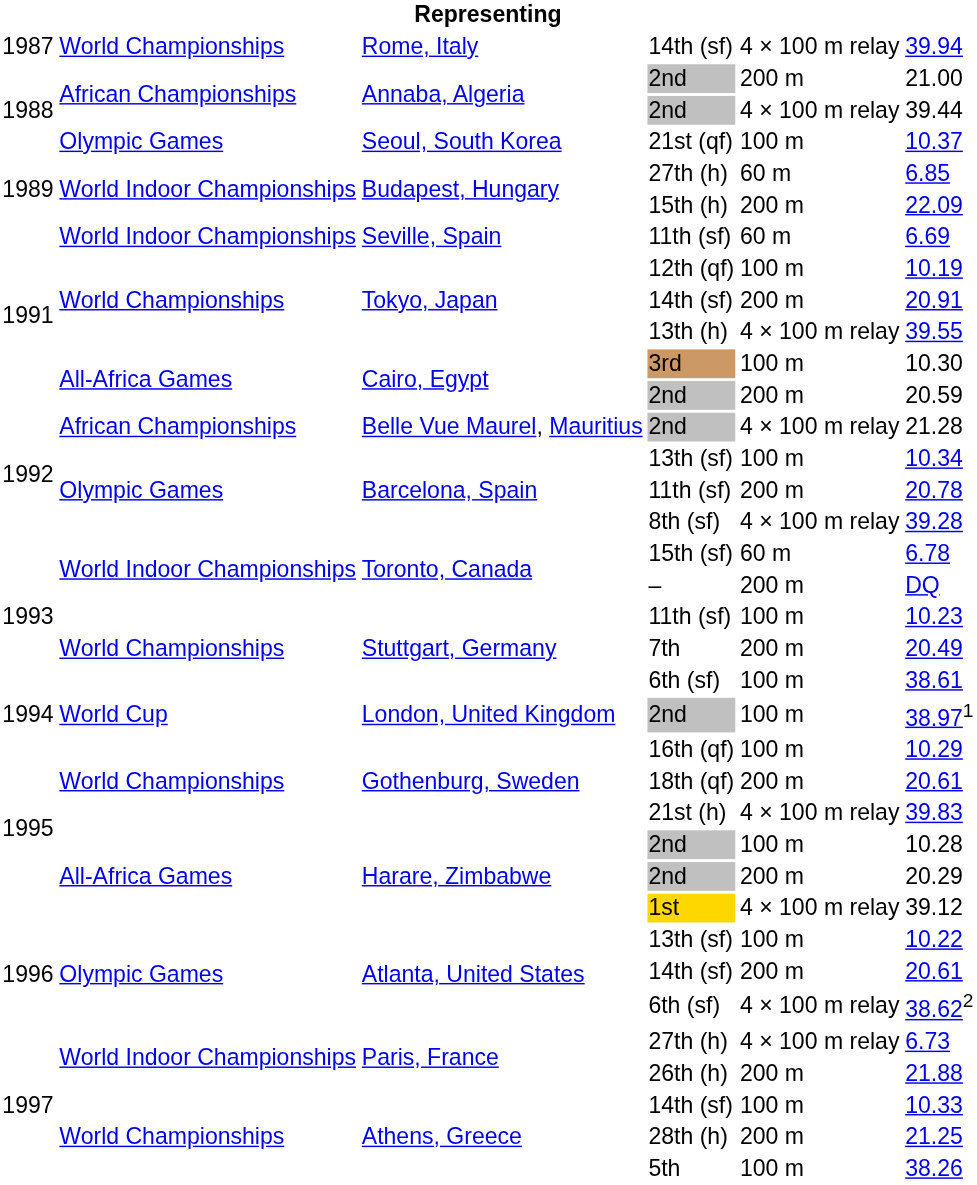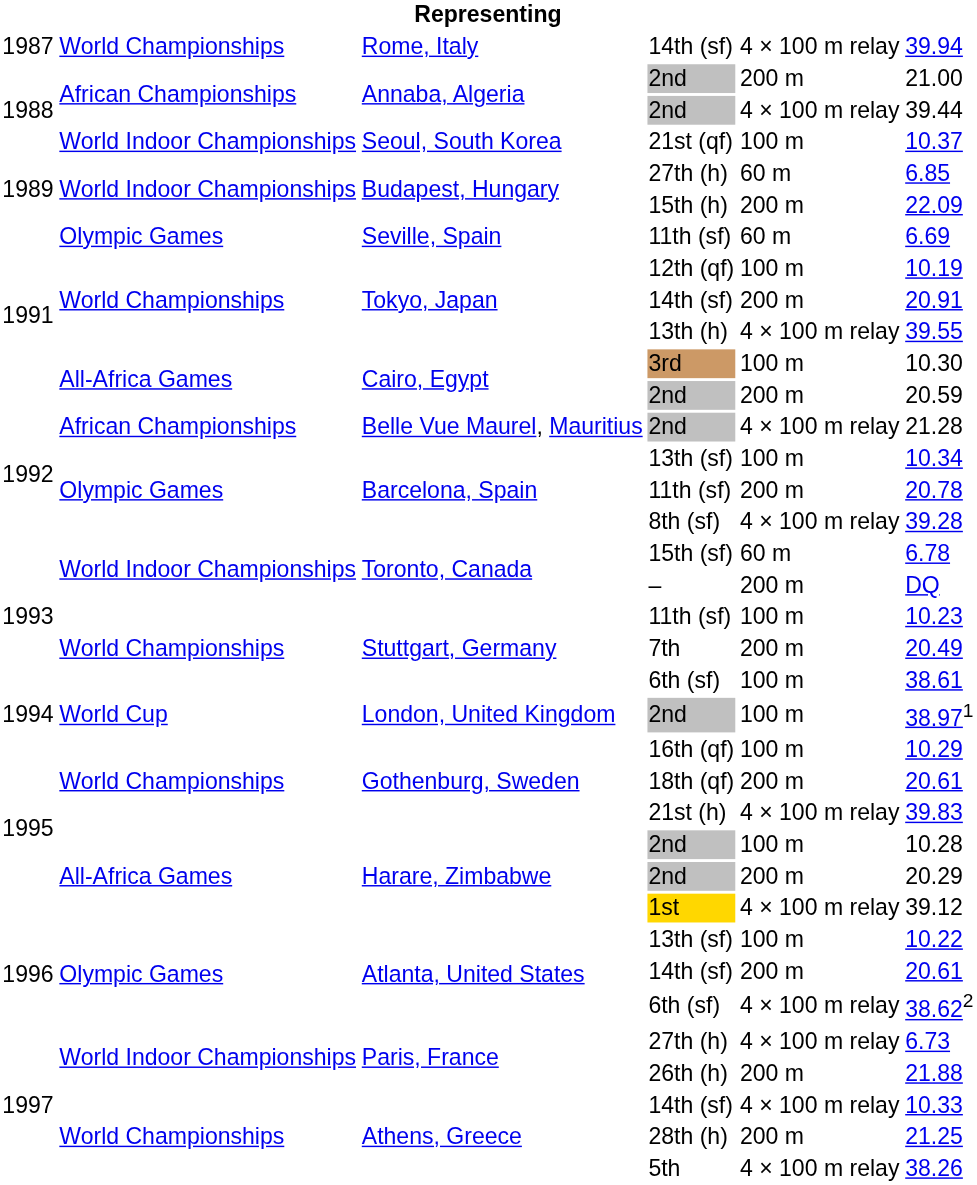(141, 141) Olympic Games -> (208, 141) World Indoor Championships
(208, 236) World Indoor Championships -> (141, 236) Olympic Games
(772, 1104) 100 m -> (820, 1104) 4 × 100 m relay
(772, 1168) 100 m -> (820, 1168) 4 × 100 m relay
